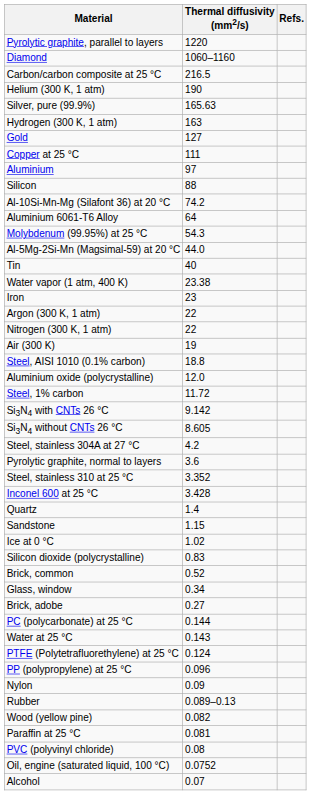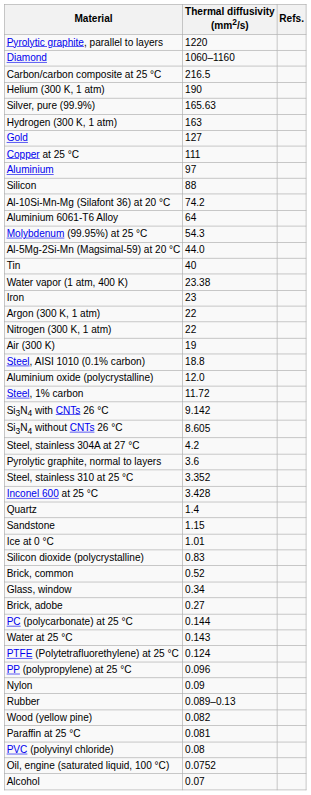(195, 542) 1.02 -> (195, 542) 1.01
